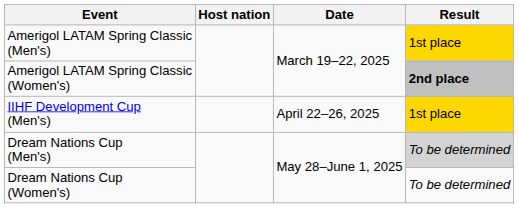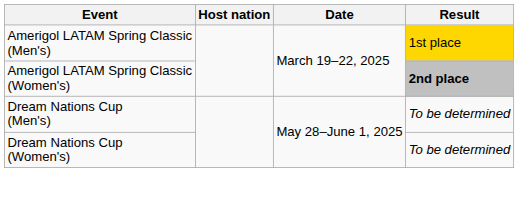- row: (74, 114)
(459, 149) lightgrey background -> (459, 114) no background
